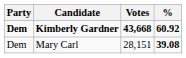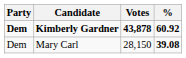(137, 28) 43,668 -> (137, 28) 43,878
(137, 45) 28,151 -> (137, 45) 28,150
